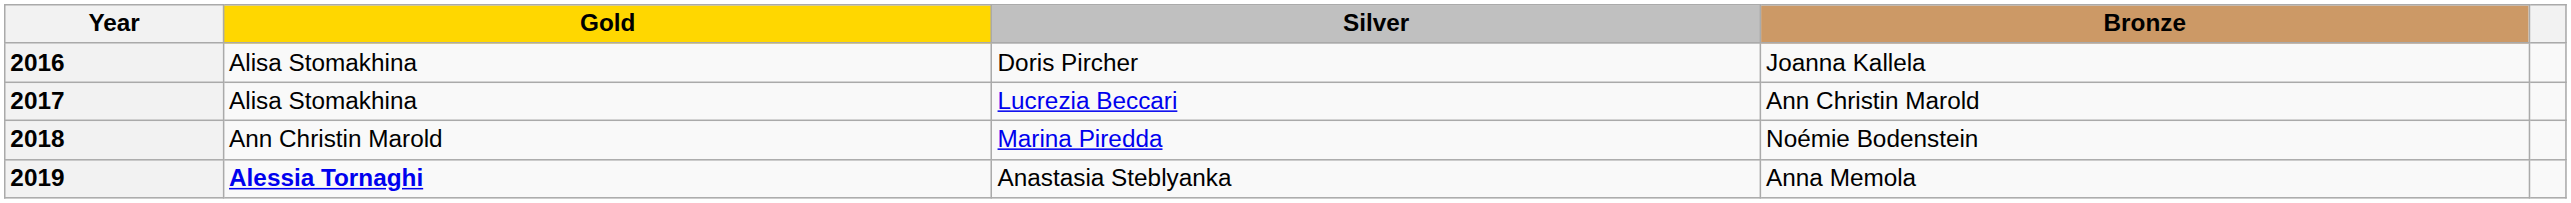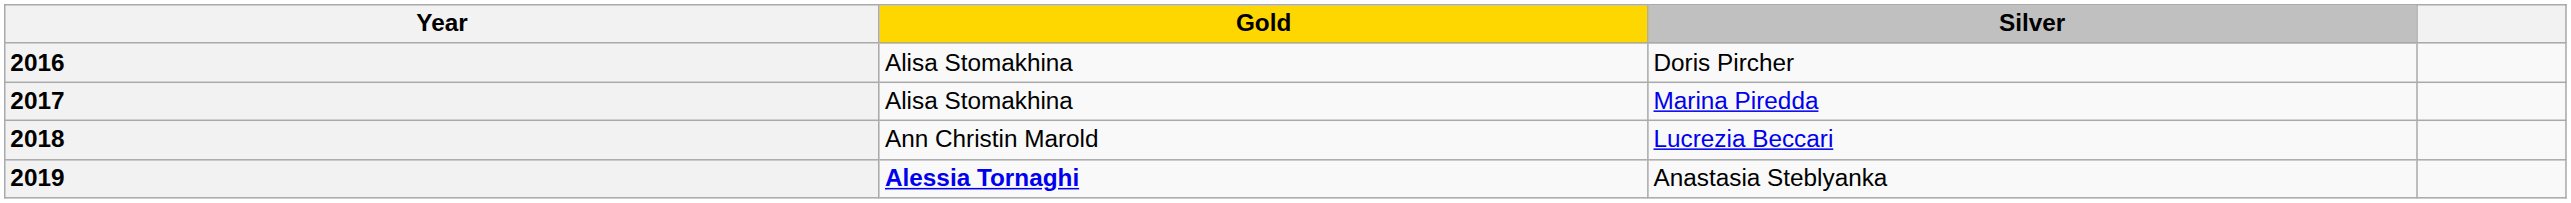- column: (2145, 23)
(1087, 100) Lucrezia Beccari -> (1736, 100) Marina Piredda
(1080, 139) Marina Piredda -> (1743, 139) Lucrezia Beccari
